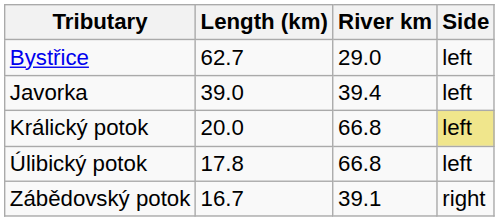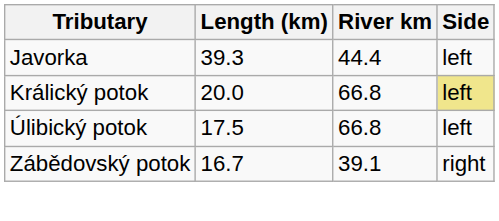- row: (49, 57)
(222, 92) 39.0 -> (222, 57) 39.3
(360, 92) 39.4 -> (360, 57) 44.4
(222, 163) 17.8 -> (222, 127) 17.5
